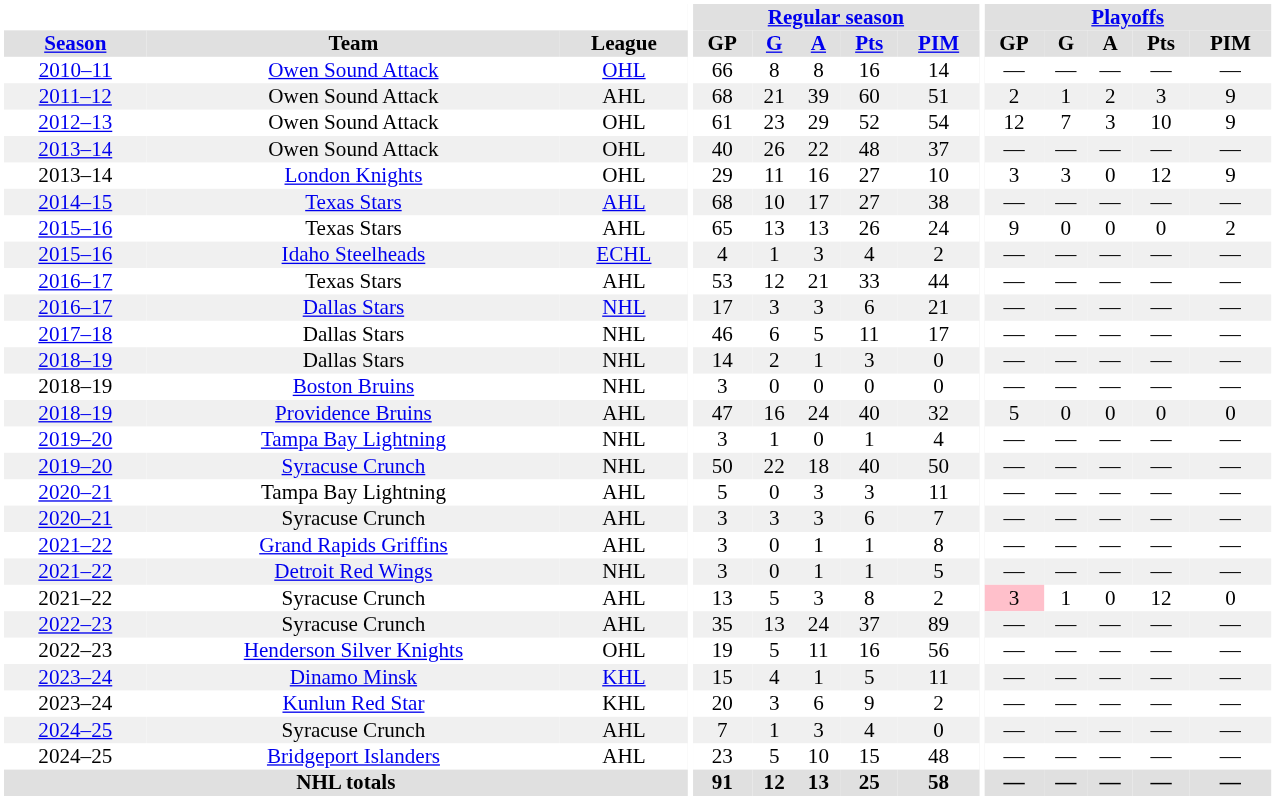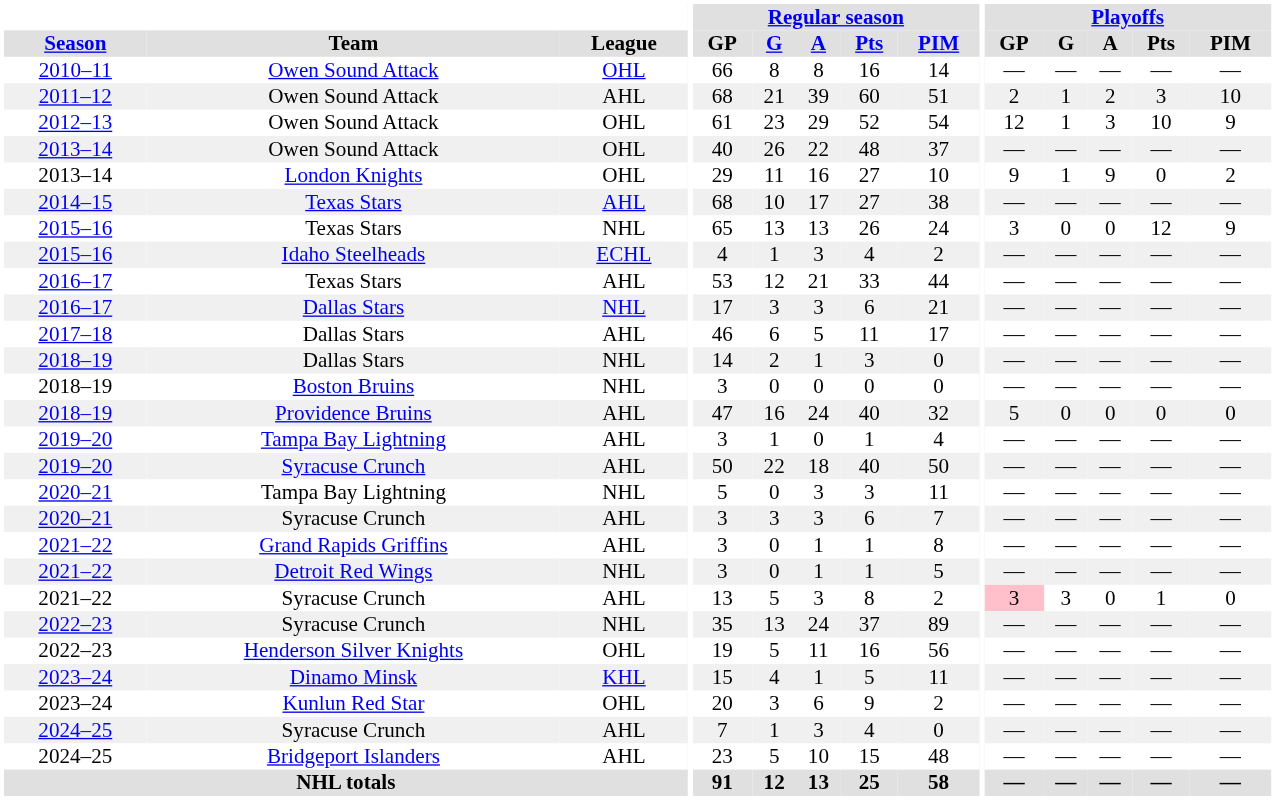(1230, 96) 9 -> (1230, 96) 10
(1066, 122) 7 -> (1066, 122) 1
(1014, 175) 3 -> (1014, 175) 9
(1066, 175) 3 -> (1066, 175) 1
(1110, 175) 0 -> (1110, 175) 9
(1161, 175) 12 -> (1161, 175) 0
(1230, 175) 9 -> (1230, 175) 2
(624, 228) AHL -> (624, 228) NHL
(1014, 228) 9 -> (1014, 228) 3
(1161, 228) 0 -> (1161, 228) 12
(1230, 228) 2 -> (1230, 228) 9
(624, 333) NHL -> (624, 333) AHL
(624, 439) NHL -> (624, 439) AHL
(624, 465) NHL -> (624, 465) AHL
(624, 492) AHL -> (624, 492) NHL
(1066, 597) 1 -> (1066, 597) 3
(1161, 597) 12 -> (1161, 597) 1
(624, 624) AHL -> (624, 624) NHL
(624, 703) KHL -> (624, 703) OHL
